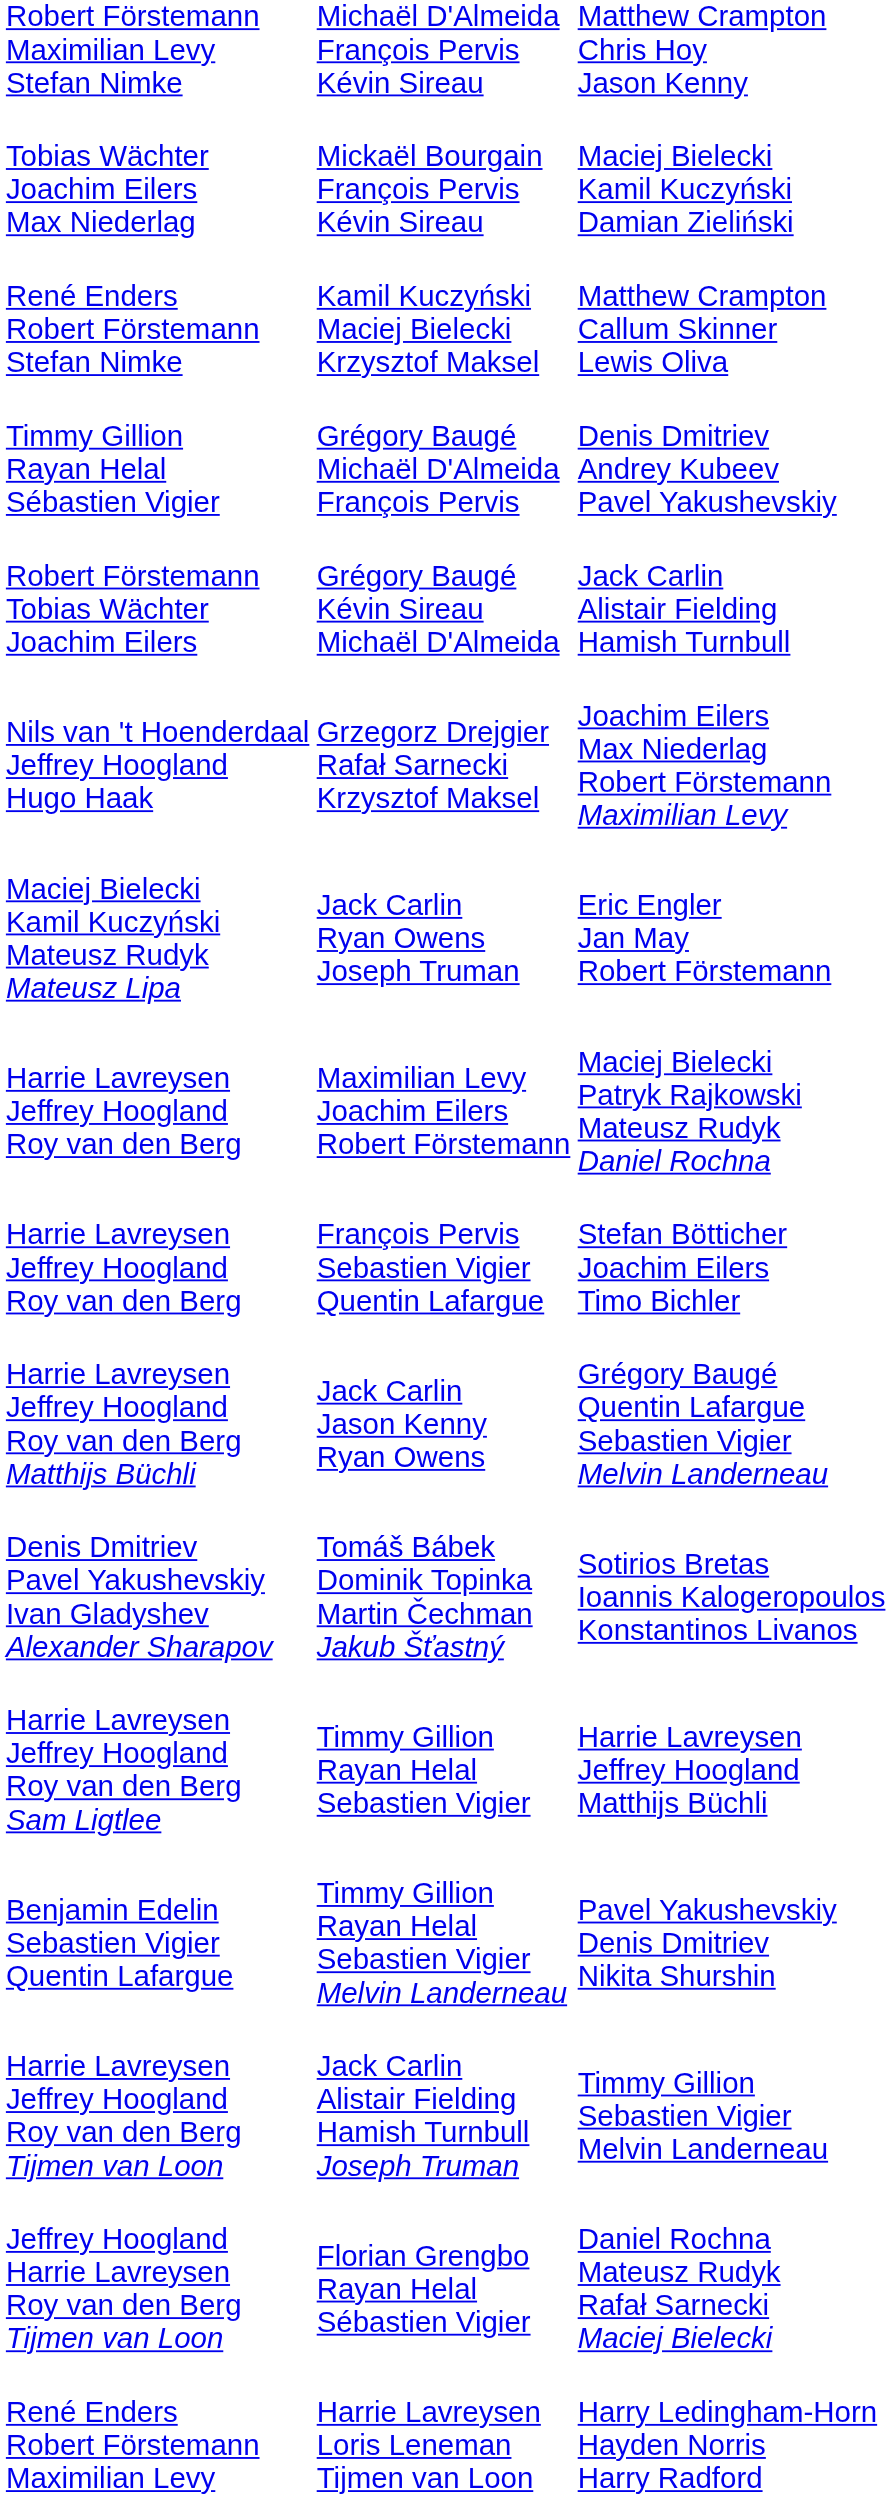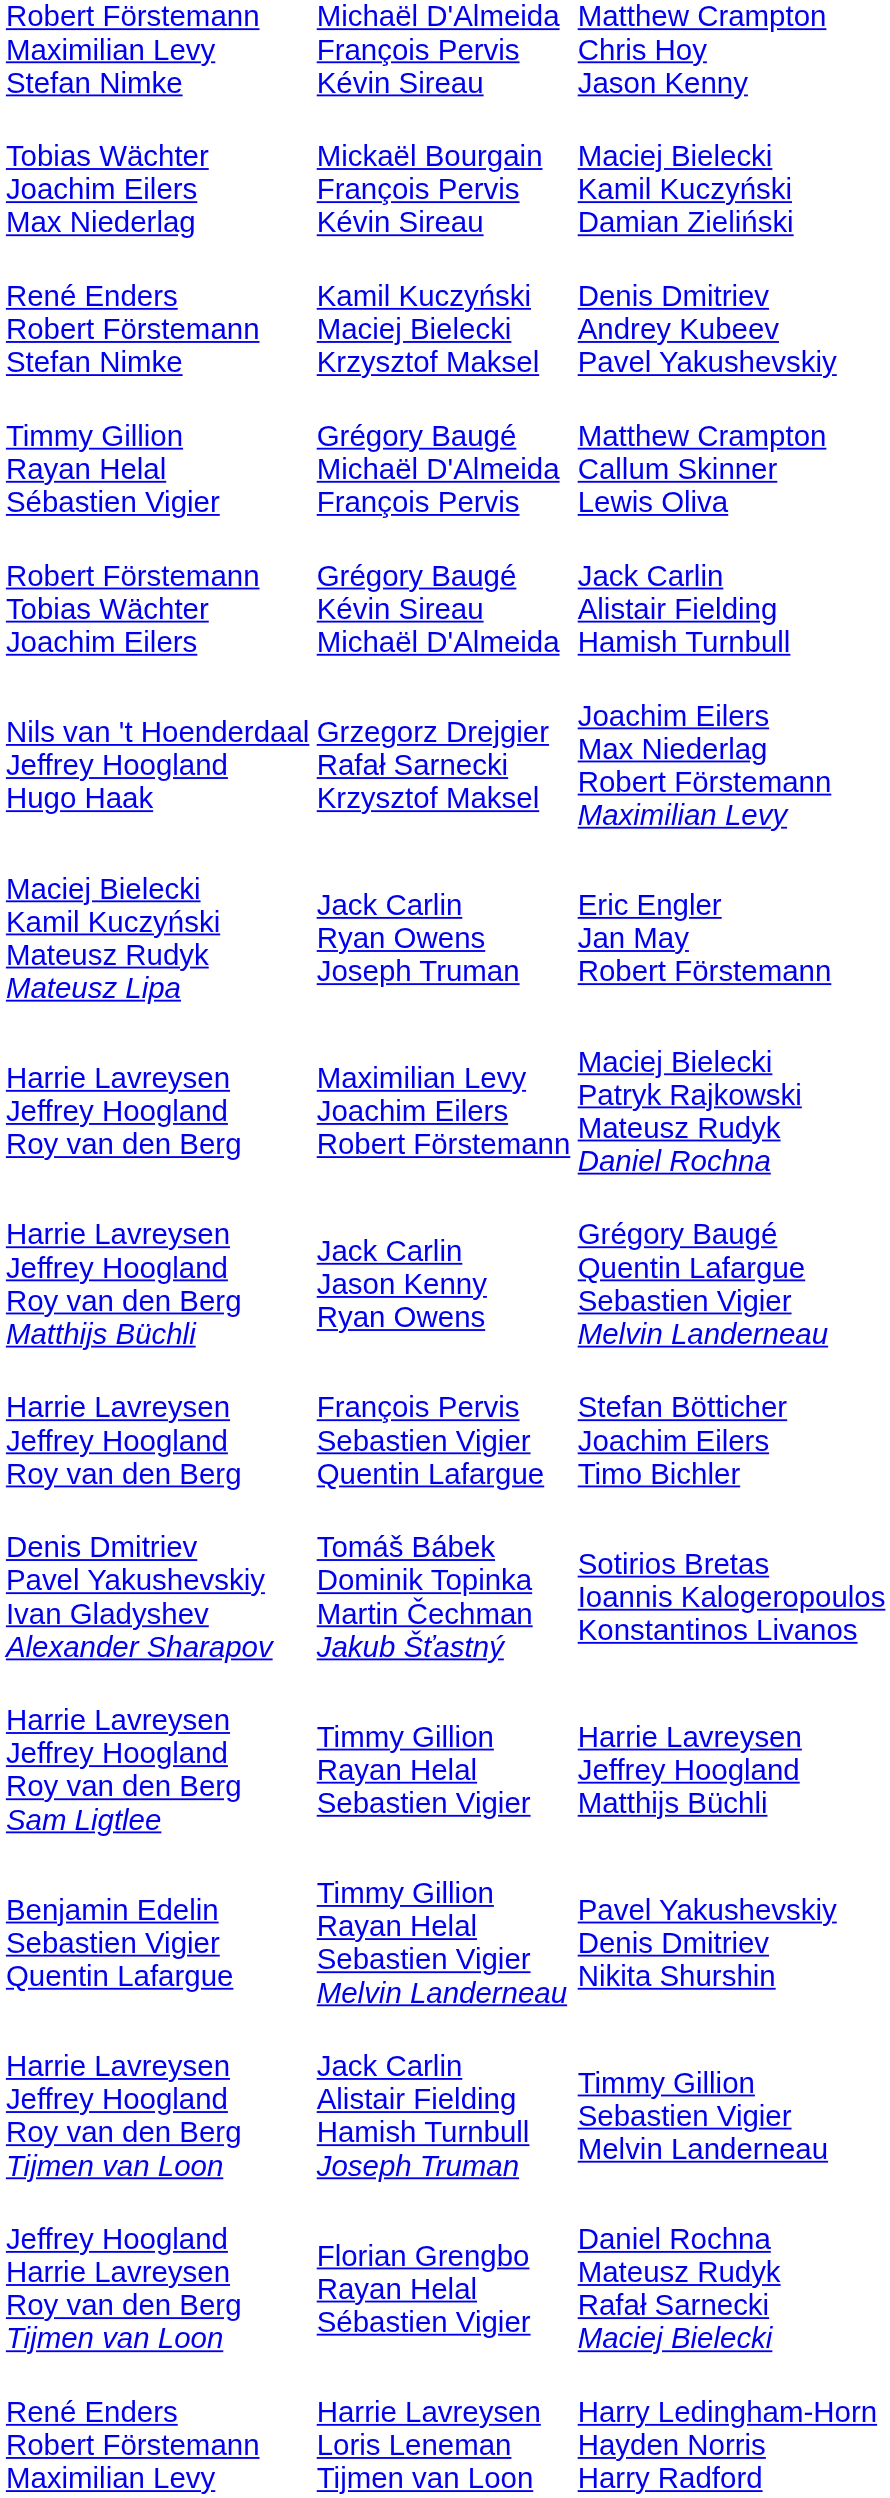(702, 329) Matthew Crampton Callum Skinner Lewis Oliva -> (707, 329) Denis Dmitriev Andrey Kubeev Pavel Yakushevskiy
(707, 469) Denis Dmitriev Andrey Kubeev Pavel Yakushevskiy -> (702, 469) Matthew Crampton Callum Skinner Lewis Oliva
rows swapped: (430, 1267) <-> (402, 1424)
